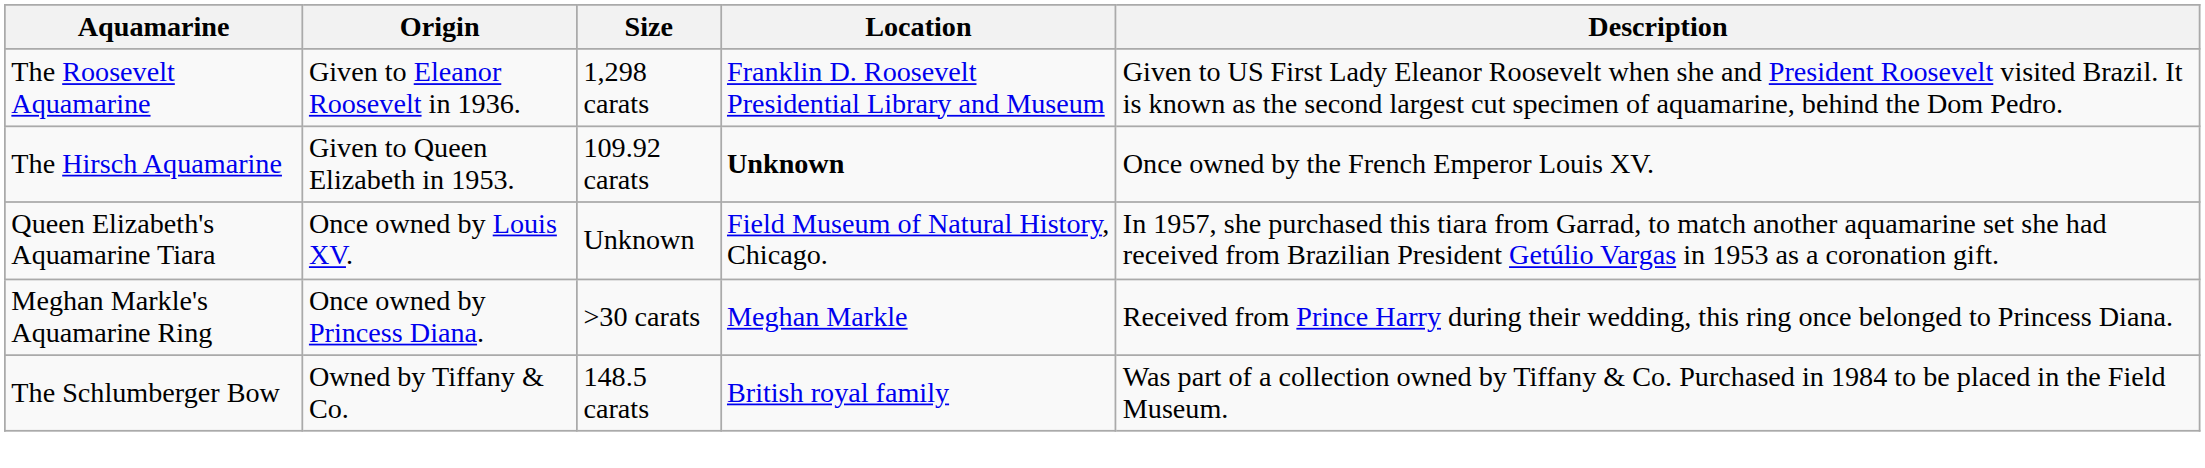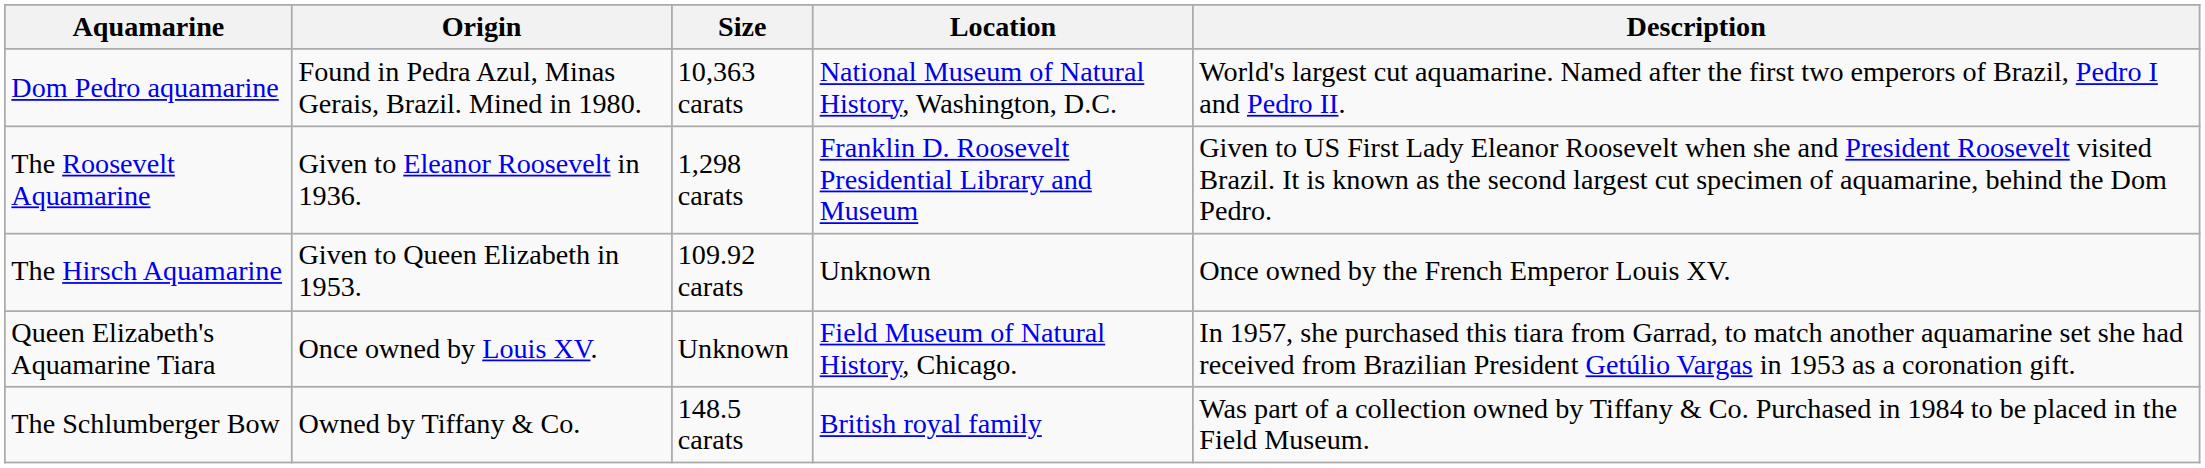+ row: (145, 87)
(786, 163) bold -> (875, 271) normal
- row: (112, 316)
